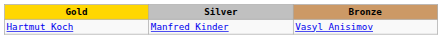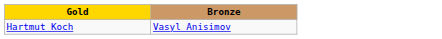- column: (221, 12)
